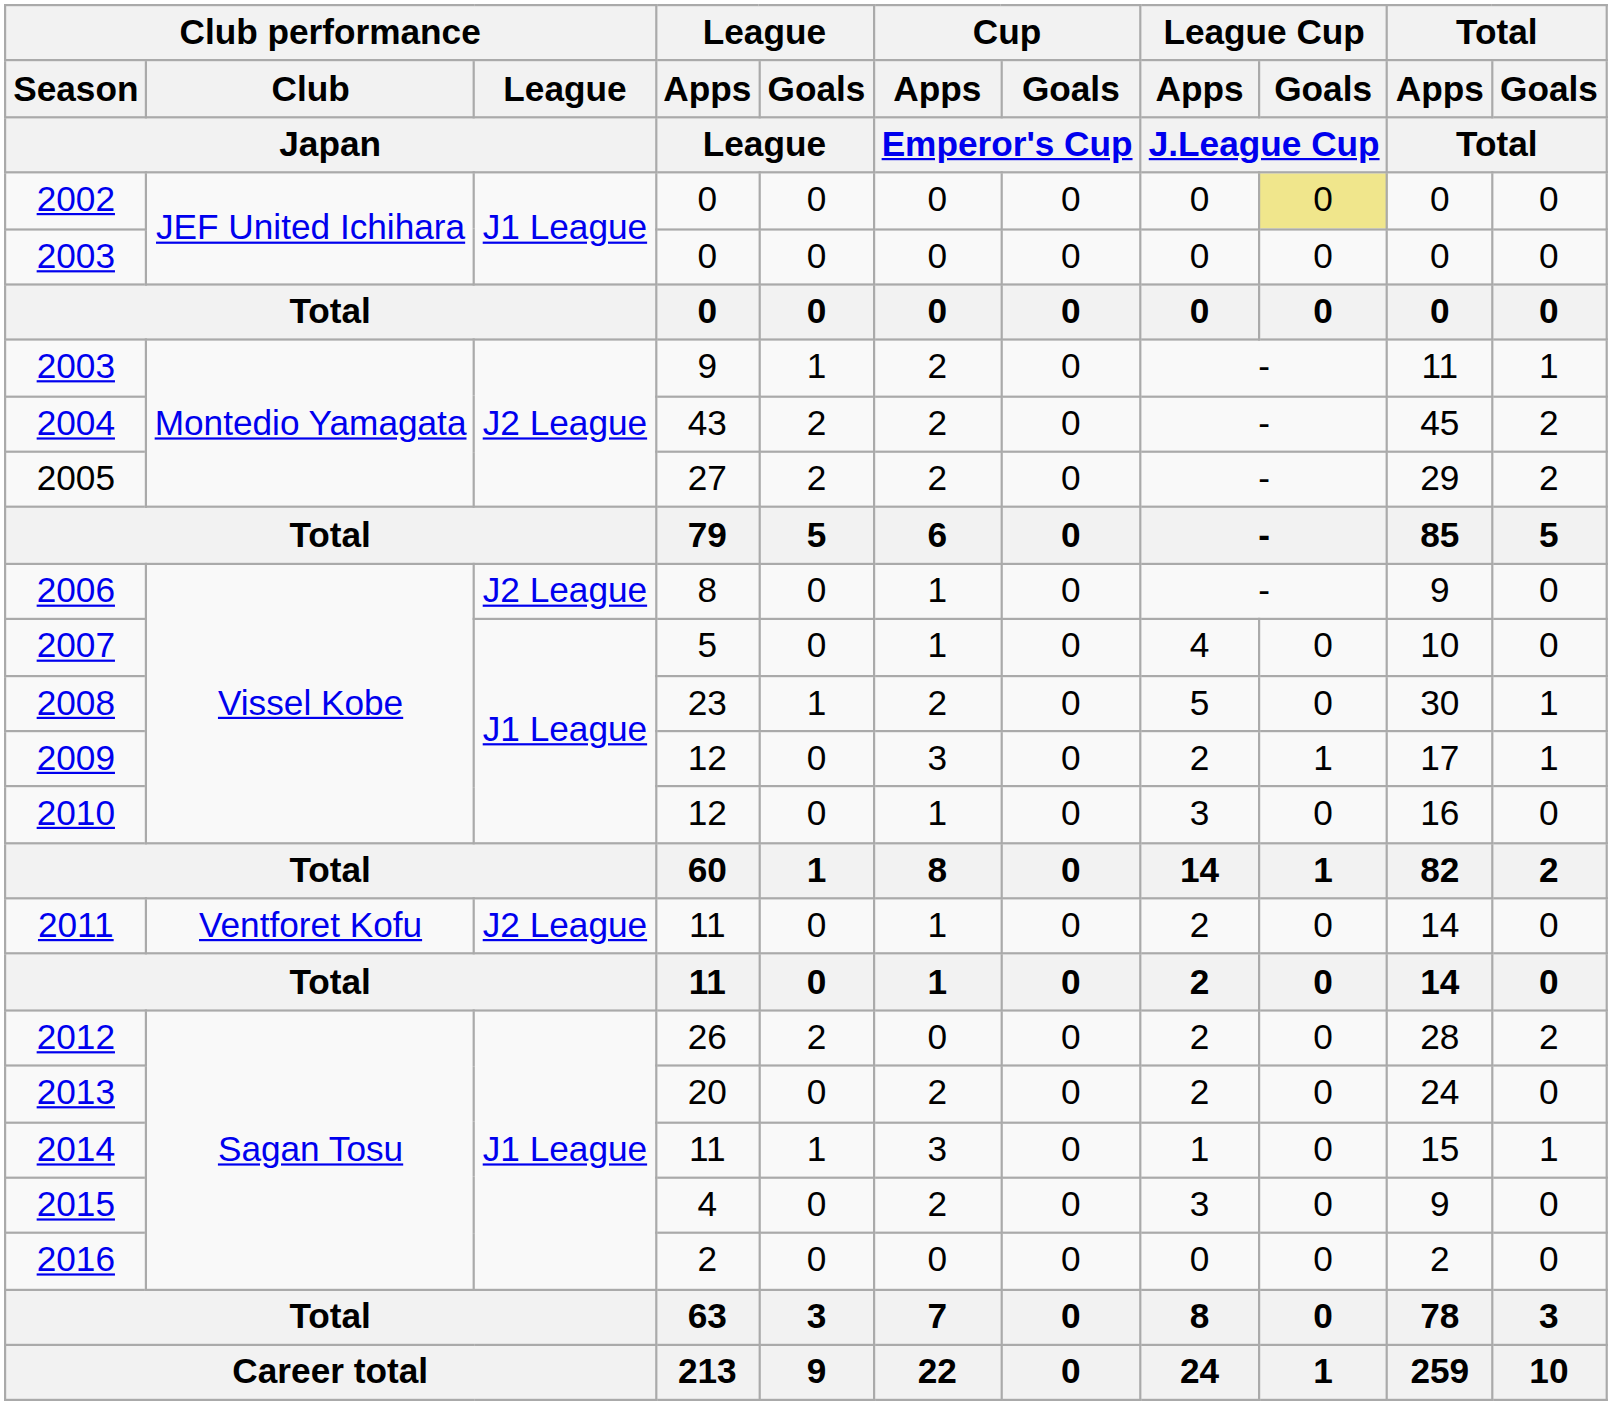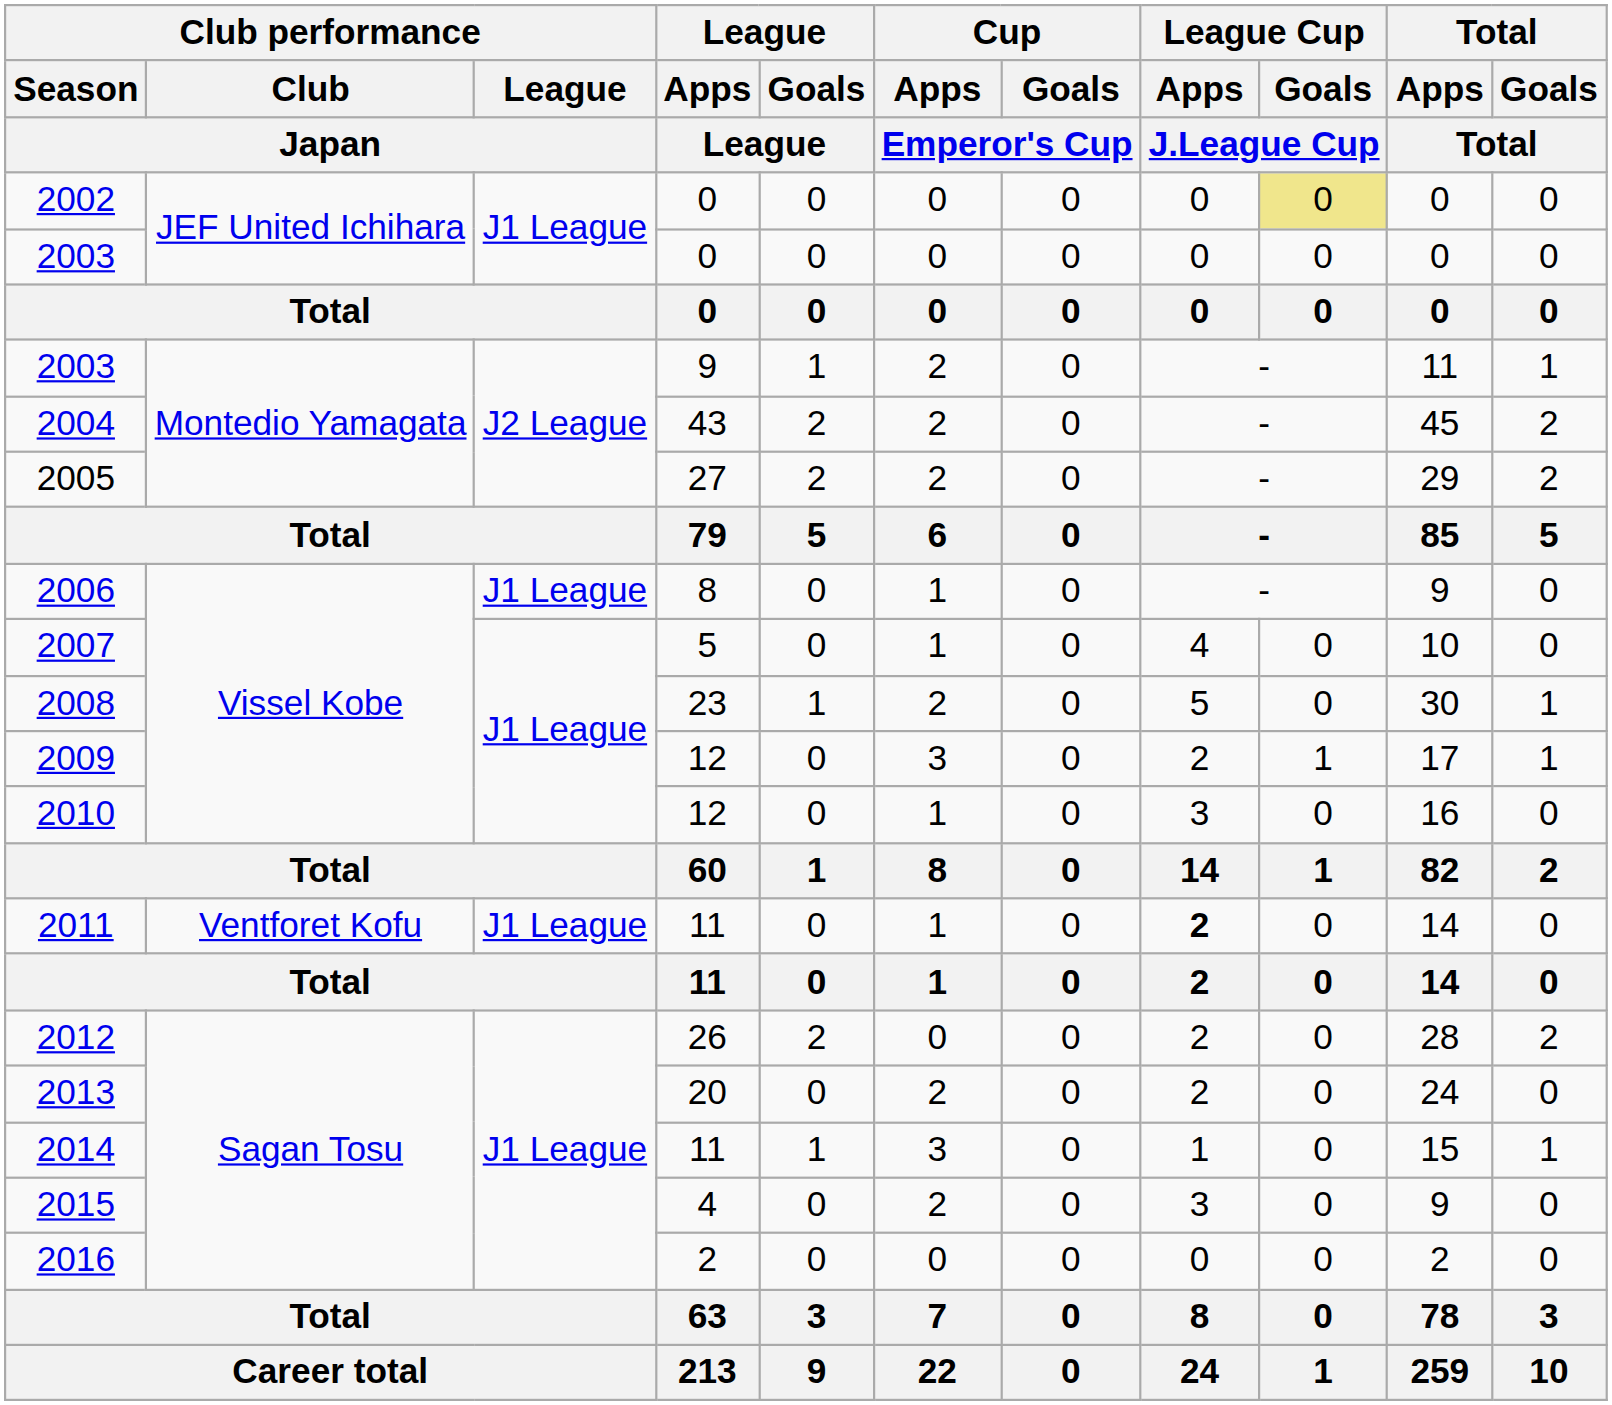(565, 590) J2 League -> (565, 590) J1 League
(565, 925) J2 League -> (565, 925) J1 League
(1200, 925) normal -> (1200, 925) bold
